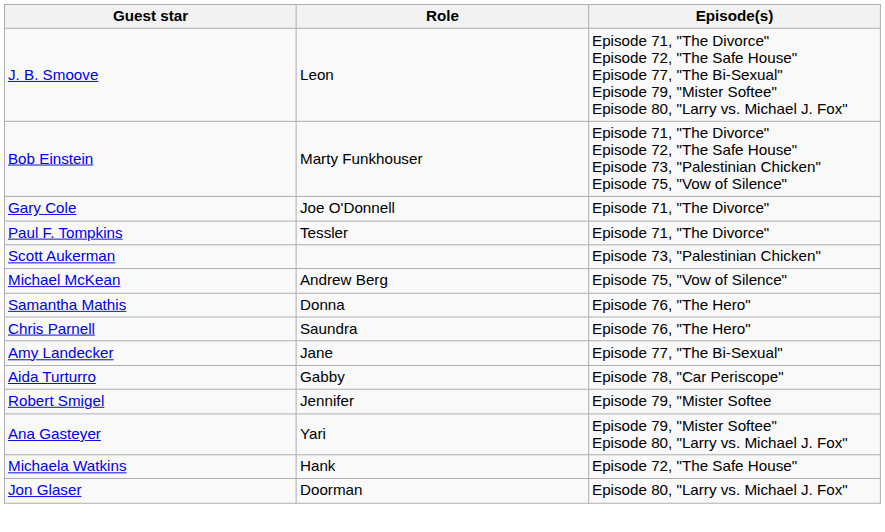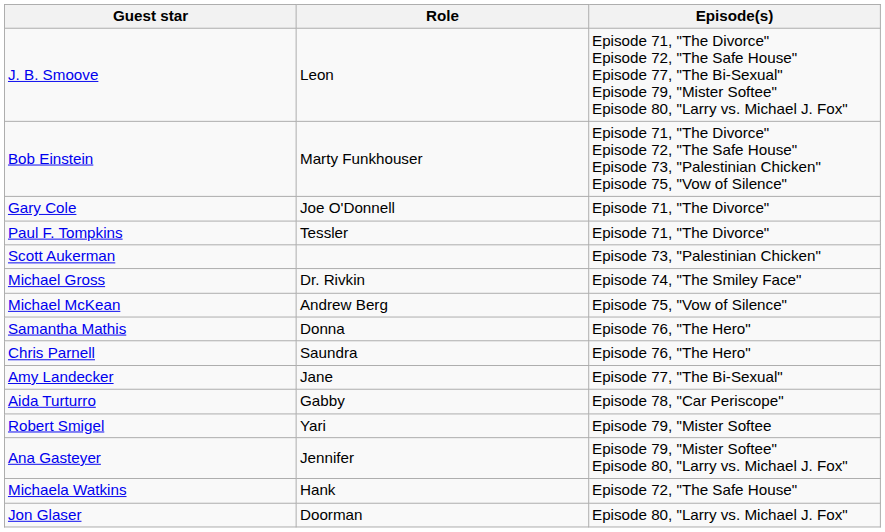+ row: (57, 280)
(327, 401) Jennifer -> (313, 425) Yari
(313, 434) Yari -> (327, 458) Jennifer
